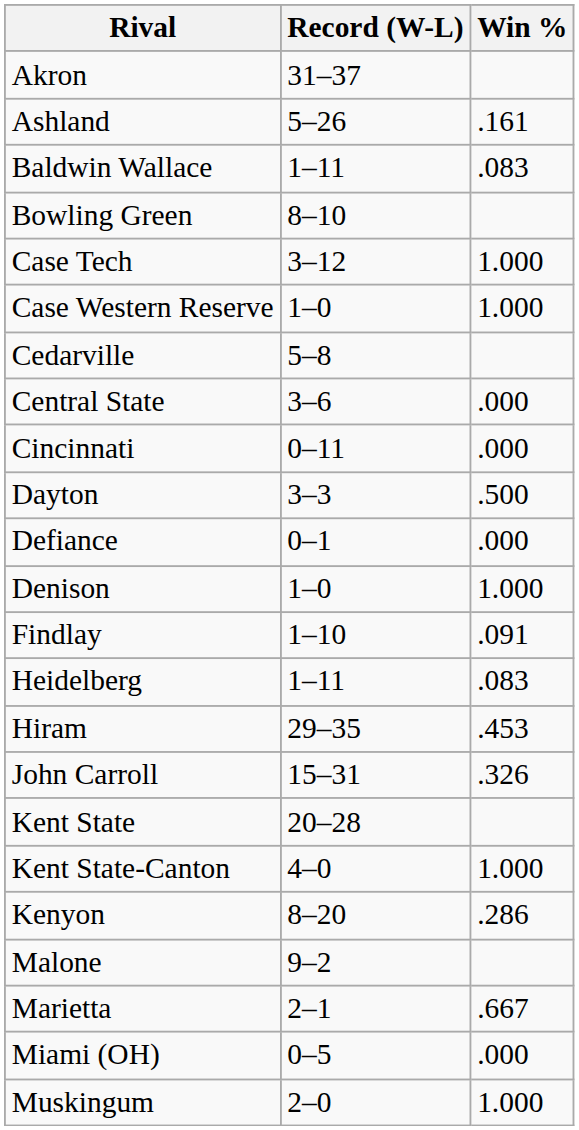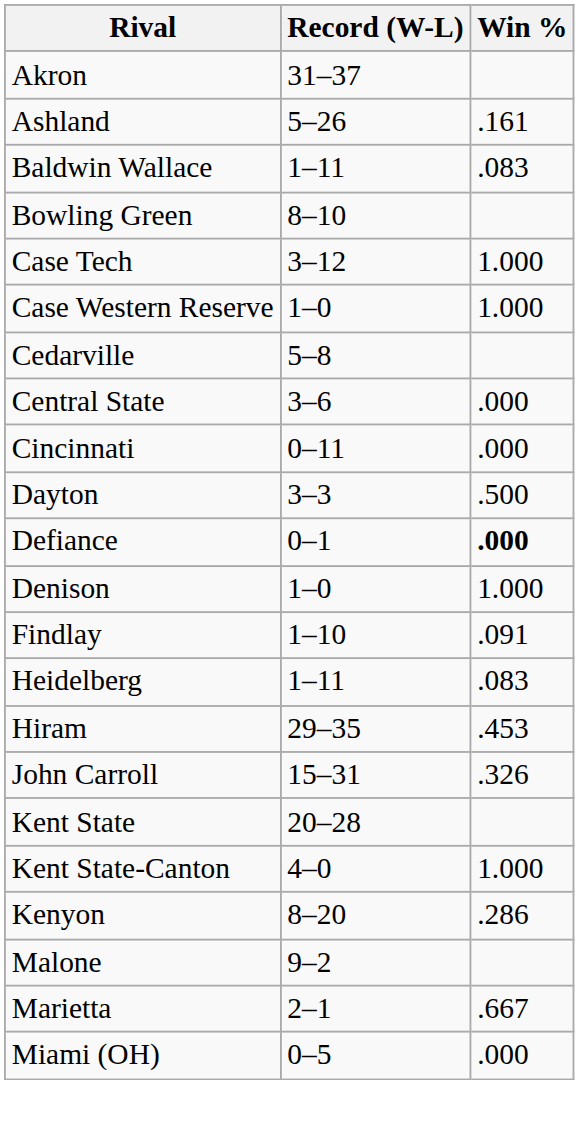(503, 541) normal -> (503, 541) bold
- row: (83, 1101)
